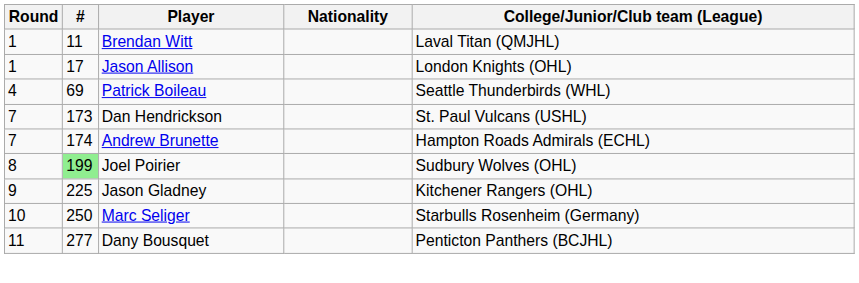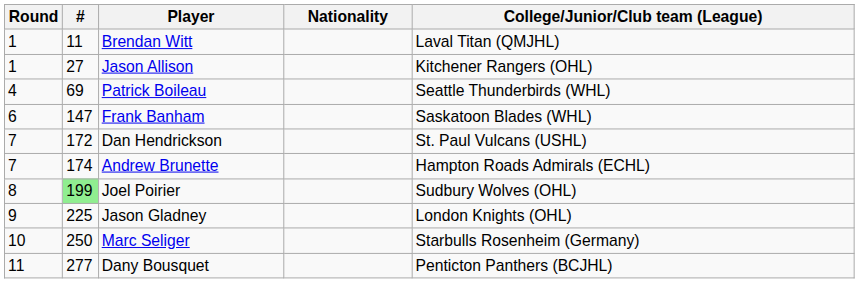(75, 66) 17 -> (75, 66) 27
(494, 66) London Knights (OHL) -> (504, 66) Kitchener Rangers (OHL)
+ row: (153, 116)
(79, 116) 173 -> (79, 141) 172
(504, 191) Kitchener Rangers (OHL) -> (494, 215) London Knights (OHL)
